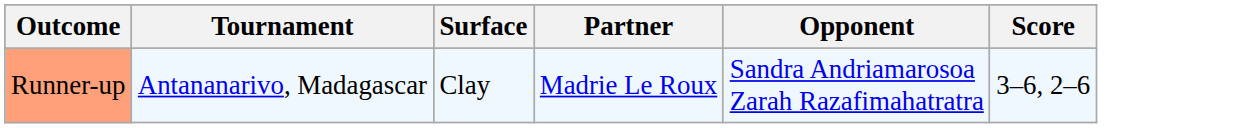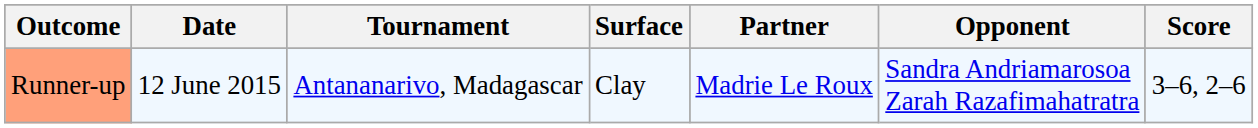+ column: (209, 25)
